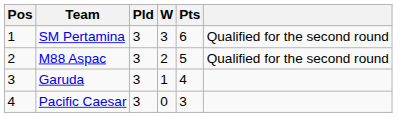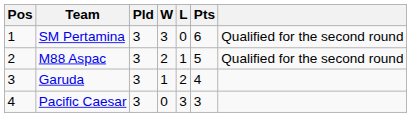+ column: (183, 15)
